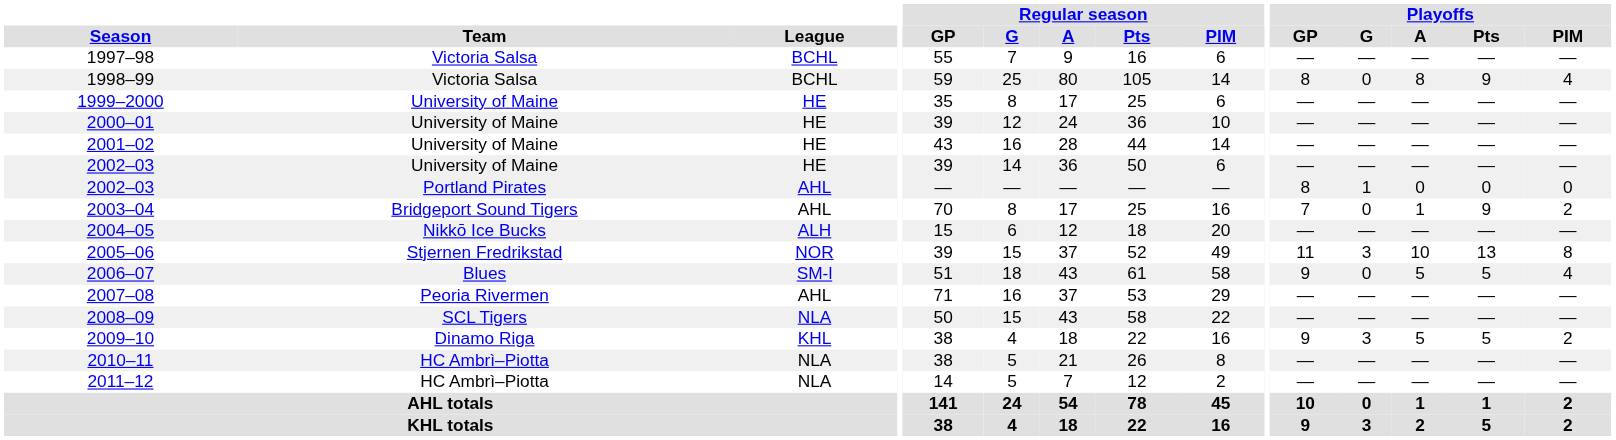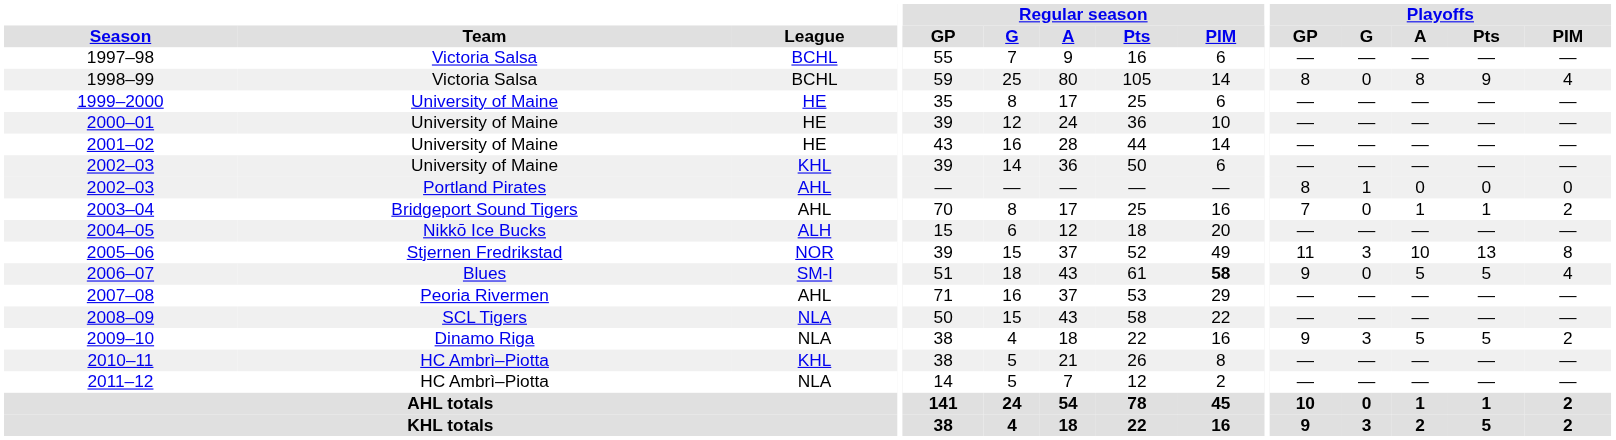(814, 165) HE -> (814, 165) KHL
(1486, 209) 9 -> (1486, 209) 1
(1221, 273) normal -> (1221, 273) bold
(814, 338) KHL -> (814, 338) NLA
(814, 360) NLA -> (814, 360) KHL
